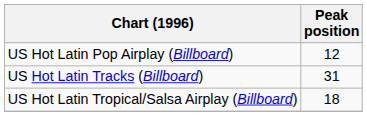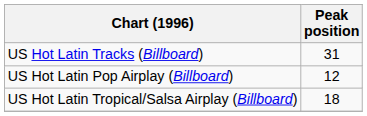rows swapped: (105, 76) <-> (121, 54)
